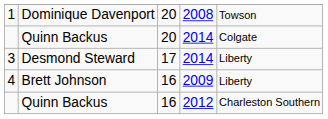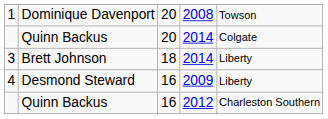(78, 59) Desmond Steward -> (64, 59) Brett Johnson
(169, 59) 17 -> (169, 59) 18
(64, 80) Brett Johnson -> (78, 80) Desmond Steward
